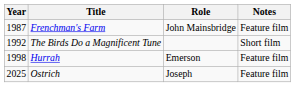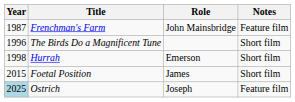(16, 43) 1992 -> (16, 43) 1996
(264, 58) Feature film -> (260, 58) Short film
+ row: (61, 74)
(16, 74) no background -> (16, 89) lightblue background
